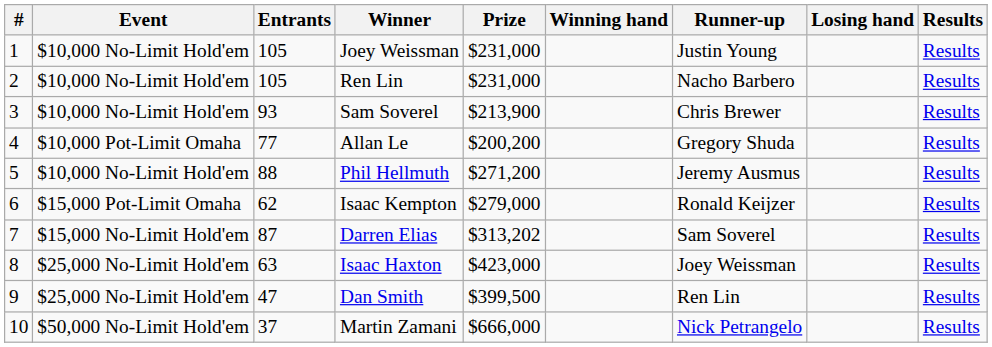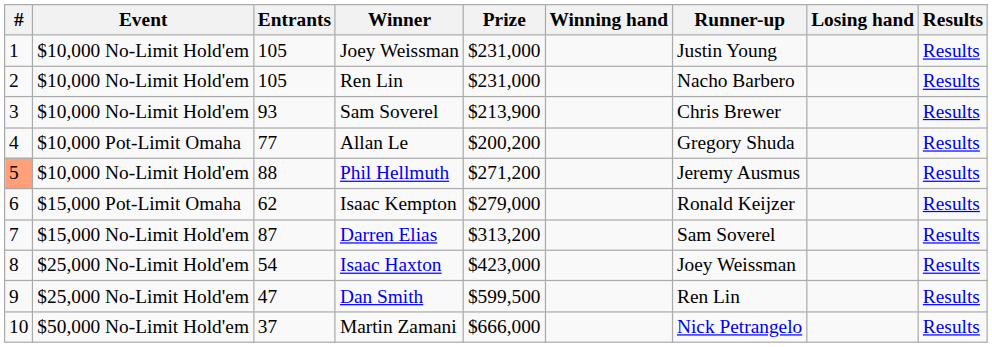(14, 173) no background -> (14, 173) lightsalmon background
(504, 234) $313,202 -> (504, 234) $313,200
(268, 265) 63 -> (268, 265) 54
(504, 296) $399,500 -> (504, 296) $599,500
